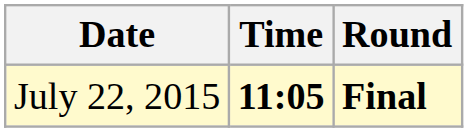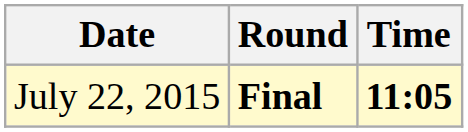columns swapped: (281, 34) <-> (397, 34)
